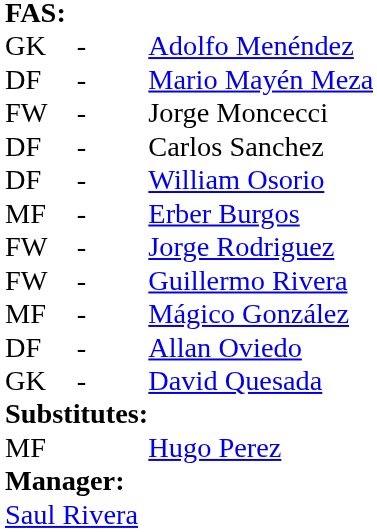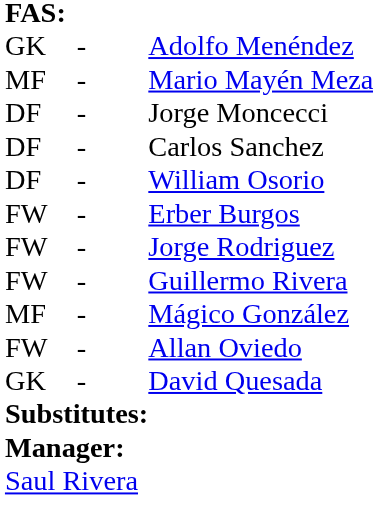(23, 79) DF -> (25, 79) MF
(26, 112) FW -> (23, 112) DF
(25, 213) MF -> (26, 213) FW
(23, 347) DF -> (26, 347) FW
- row: (215, 447)
